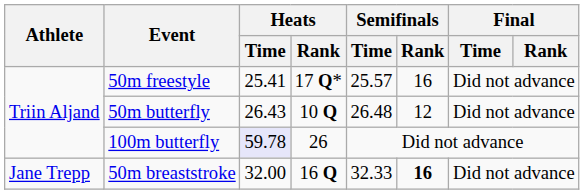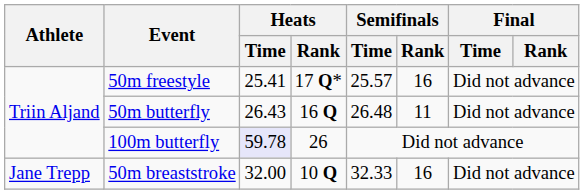(318, 112) 10 Q -> (318, 112) 16 Q
(423, 112) 12 -> (423, 112) 11
(318, 173) 16 Q -> (318, 173) 10 Q
(423, 173) bold -> (423, 173) normal
